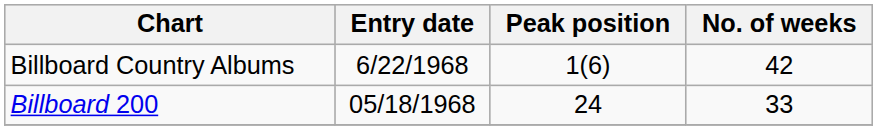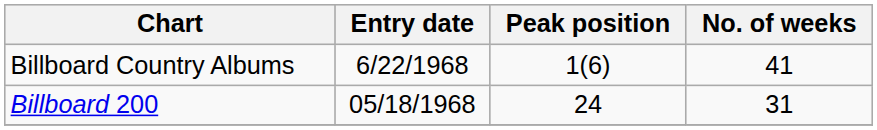(779, 64) 42 -> (779, 64) 41
(779, 104) 33 -> (779, 104) 31
